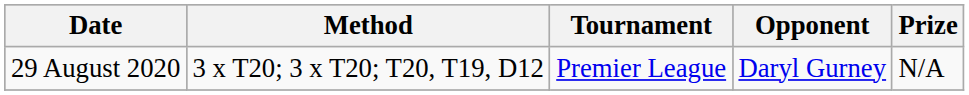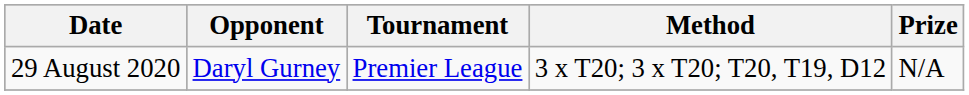columns swapped: (812, 25) <-> (368, 25)
